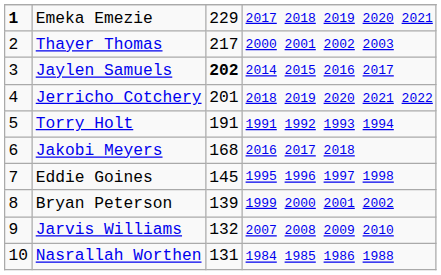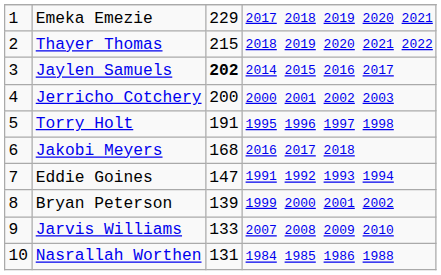(13, 18) bold -> (13, 18) normal
(224, 44) 217 -> (224, 44) 215
(320, 44) 2000 2001 2002 2003 -> (339, 44) 2018 2019 2020 2021 2022
(224, 97) 201 -> (224, 97) 200
(339, 97) 2018 2019 2020 2021 2022 -> (320, 97) 2000 2001 2002 2003
(320, 124) 1991 1992 1993 1994 -> (320, 124) 1995 1996 1997 1998
(224, 177) 145 -> (224, 177) 147
(320, 177) 1995 1996 1997 1998 -> (320, 177) 1991 1992 1993 1994
(224, 230) 132 -> (224, 230) 133
